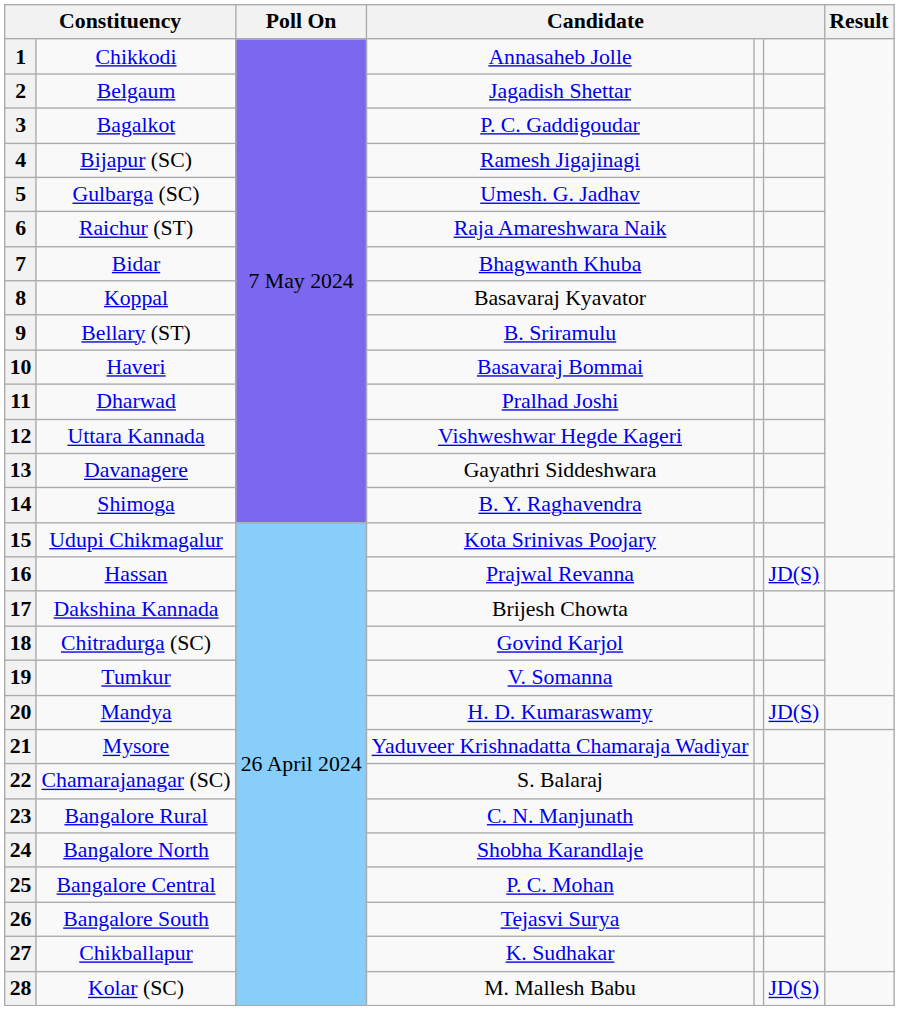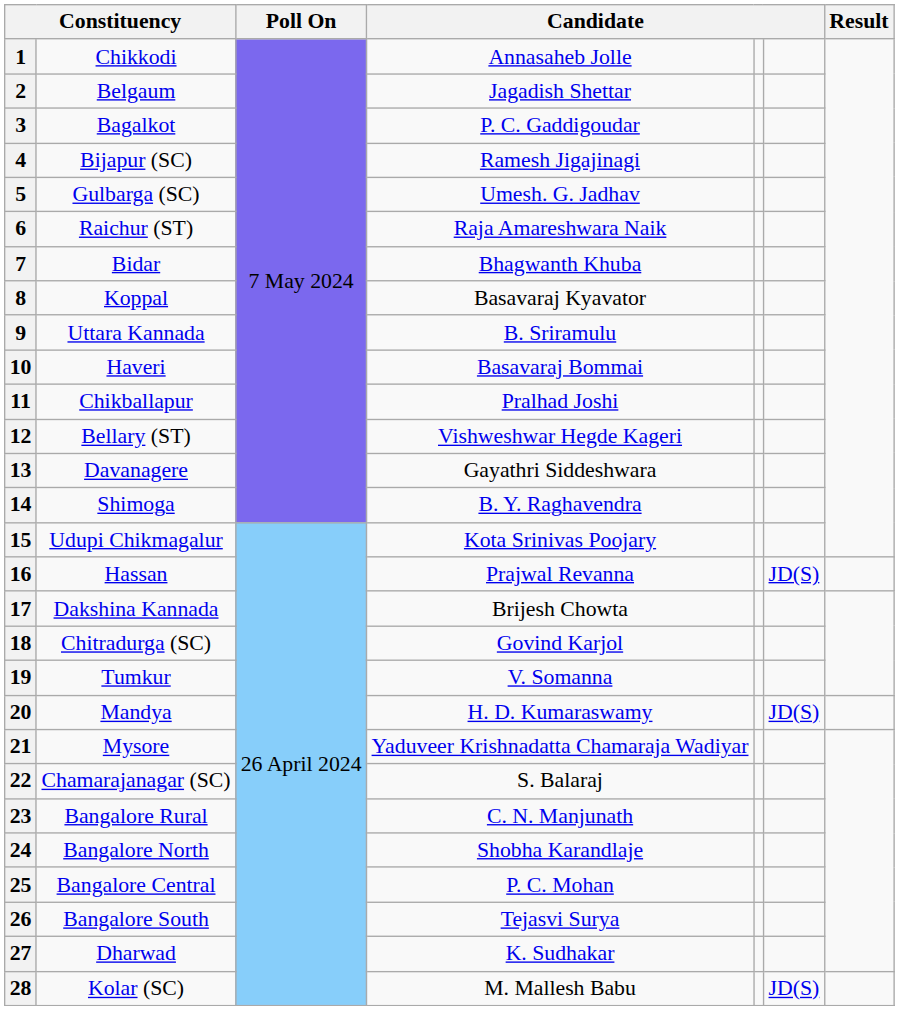(136, 332) Bellary (ST) -> (136, 332) Uttara Kannada
(136, 401) Dharwad -> (136, 401) Chikballapur
(136, 435) Uttara Kannada -> (136, 435) Bellary (ST)
(136, 953) Chikballapur -> (136, 953) Dharwad
